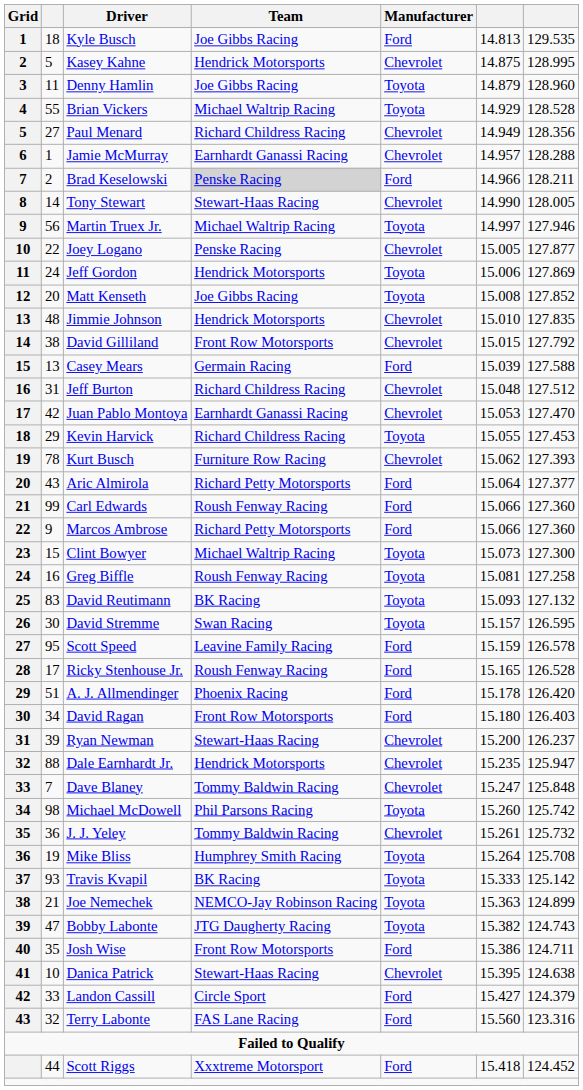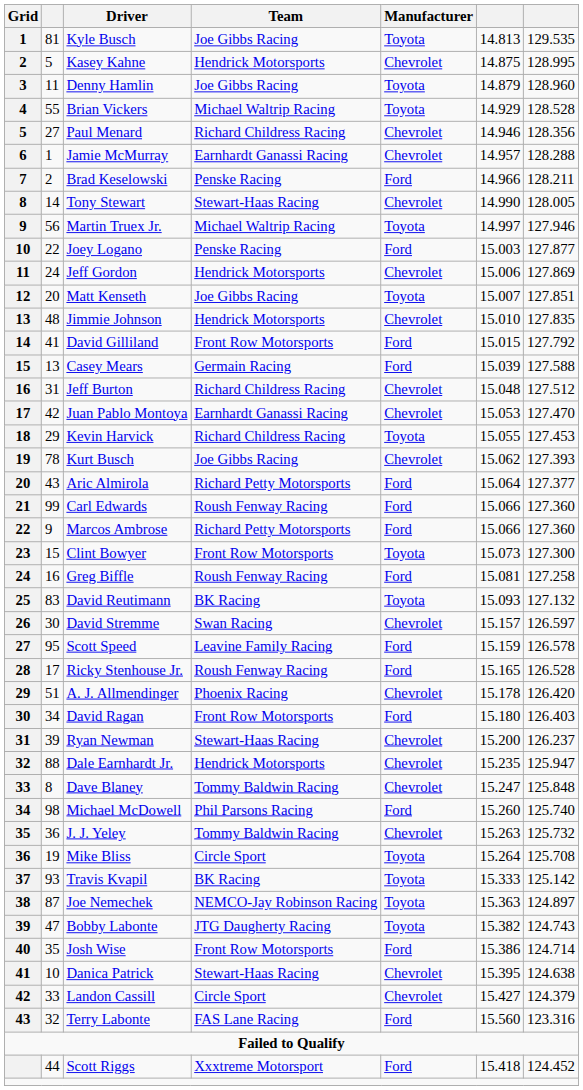(52, 39) 18 -> (52, 39) 81
(398, 39) Ford -> (405, 39) Toyota
(500, 132) 14.949 -> (500, 132) 14.946
(238, 179) lightgrey background -> (238, 179) no background
(413, 249) Chevrolet -> (398, 249) Ford
(500, 249) 15.005 -> (500, 249) 15.003
(405, 272) Toyota -> (413, 272) Chevrolet
(500, 296) 15.008 -> (500, 296) 15.007
(551, 296) 127.852 -> (551, 296) 127.851
(52, 343) 38 -> (52, 343) 41
(413, 343) Chevrolet -> (398, 343) Ford
(260, 459) Furniture Row Racing -> (246, 459) Joe Gibbs Racing
(265, 553) Michael Waltrip Racing -> (264, 553) Front Row Motorsports
(405, 576) Toyota -> (398, 576) Ford
(405, 623) Toyota -> (413, 623) Chevrolet
(551, 623) 126.595 -> (551, 623) 126.597
(398, 693) Ford -> (413, 693) Chevrolet
(49, 786) 7 -> (49, 786) 8
(405, 809) Toyota -> (398, 809) Ford
(551, 809) 125.742 -> (551, 809) 125.740
(500, 833) 15.261 -> (500, 833) 15.263
(268, 856) Humphrey Smith Racing -> (230, 856) Circle Sport
(52, 903) 21 -> (52, 903) 87
(551, 903) 124.899 -> (551, 903) 124.897
(551, 949) 124.711 -> (551, 949) 124.714
(398, 996) Ford -> (413, 996) Chevrolet
